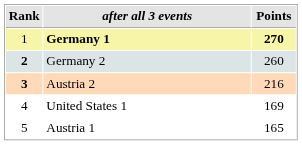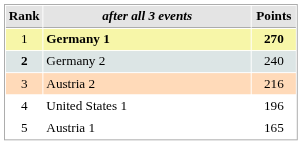(274, 61) 260 -> (274, 61) 240
(24, 83) bold -> (24, 83) normal
(274, 105) 169 -> (274, 105) 196
